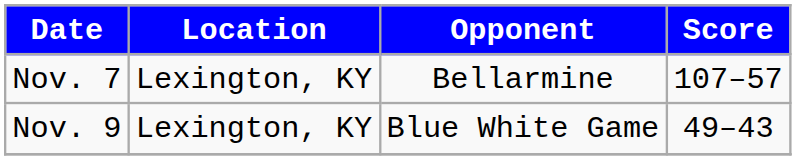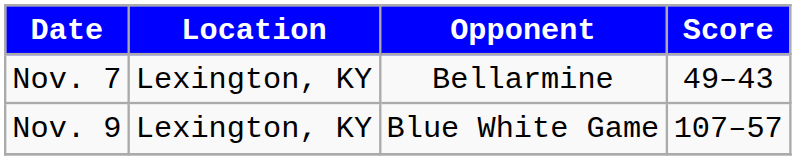(728, 79) 107–57 -> (728, 79) 49–43
(728, 129) 49–43 -> (728, 129) 107–57
